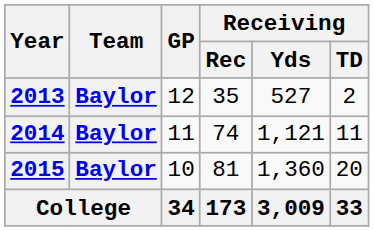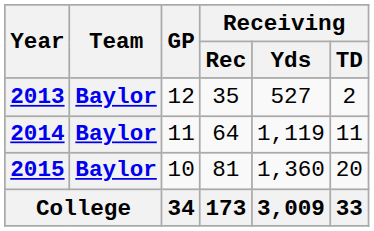(226, 134) 74 -> (226, 134) 64
(291, 134) 1,121 -> (291, 134) 1,119
